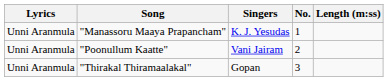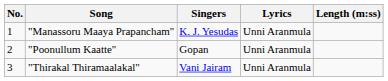columns swapped: (303, 13) <-> (41, 13)
(257, 49) Vani Jairam -> (194, 49) Gopan
(246, 67) Gopan -> (205, 67) Vani Jairam
